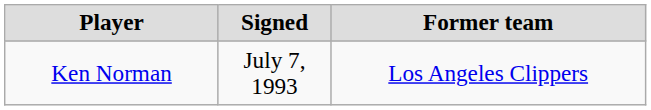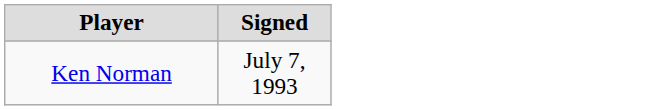- column: (488, 22)
